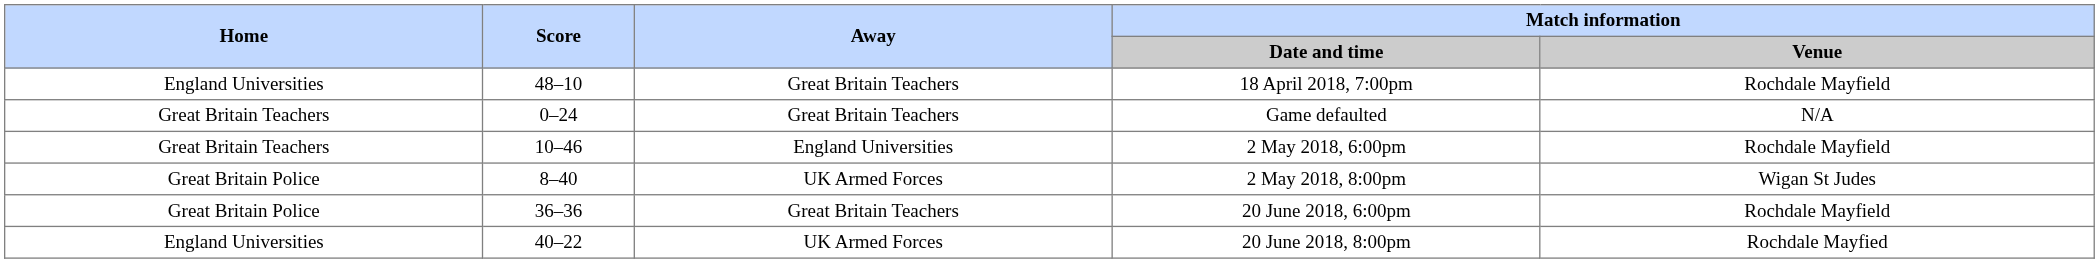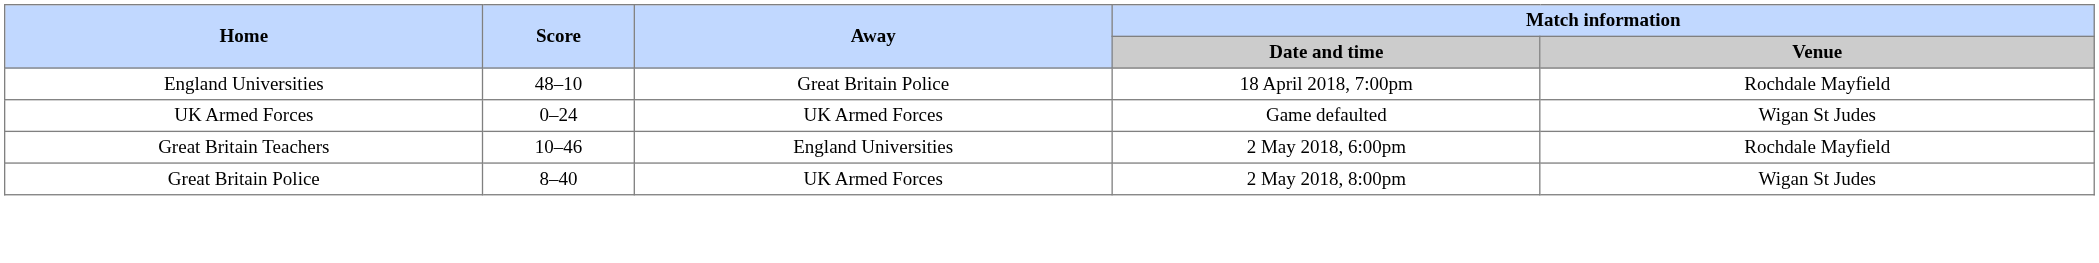(873, 83) Great Britain Teachers -> (873, 83) Great Britain Police
(244, 115) Great Britain Teachers -> (244, 115) UK Armed Forces
(873, 115) Great Britain Teachers -> (873, 115) UK Armed Forces
(1817, 115) N/A -> (1817, 115) Wigan St Judes
- row: (1326, 210)
- row: (1326, 242)
